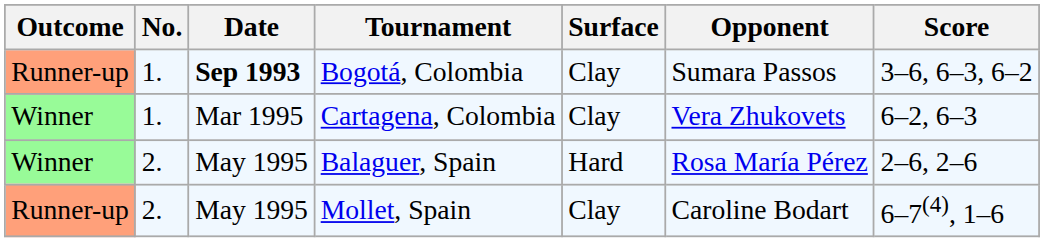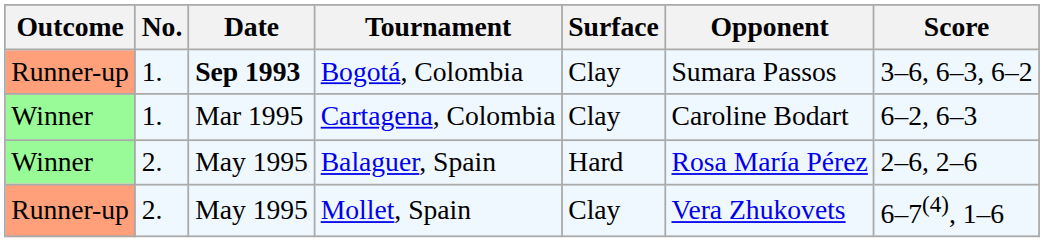(759, 116) Vera Zhukovets -> (760, 116) Caroline Bodart
(760, 209) Caroline Bodart -> (759, 209) Vera Zhukovets
